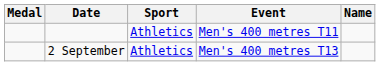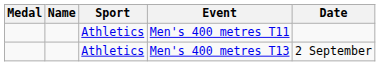columns swapped: (358, 14) <-> (86, 14)
